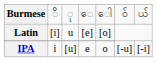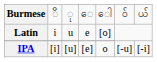(55, 32) [i] -> (55, 32) i
(87, 32) [e] -> (87, 32) e
(55, 48) i -> (55, 48) [i]
(87, 48) e -> (87, 48) [e]
